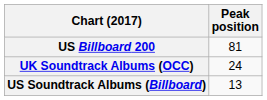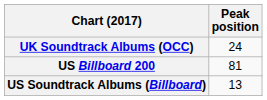rows swapped: (107, 66) <-> (107, 47)
